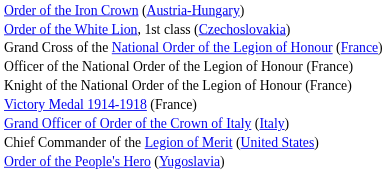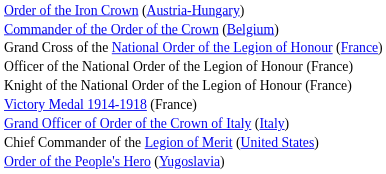+ row: (141, 29)
- row: (147, 29)
